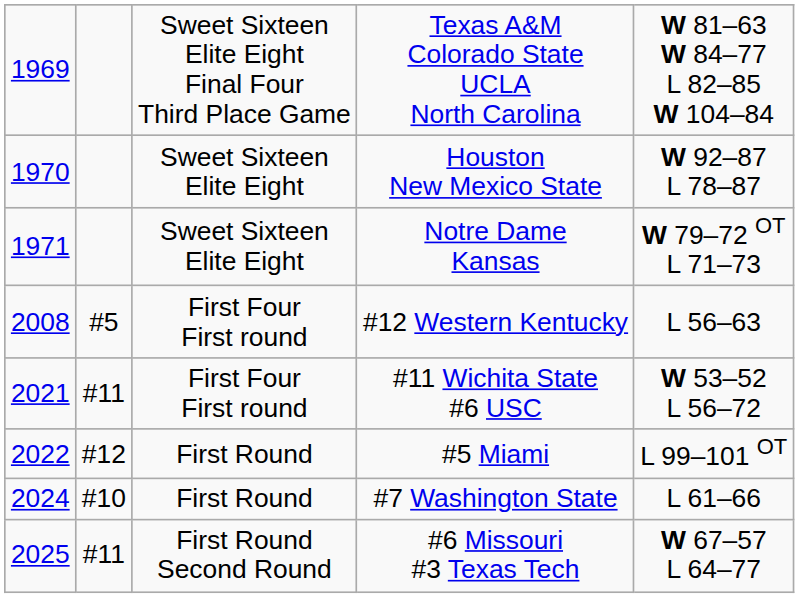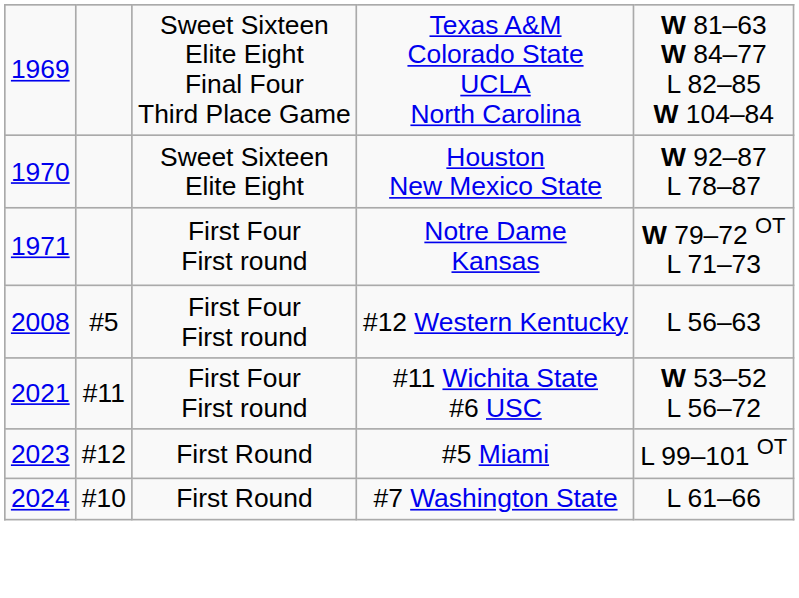(244, 246) Sweet Sixteen Elite Eight -> (244, 246) First Four First round
(40, 453) 2022 -> (40, 453) 2023
- row: (496, 555)
